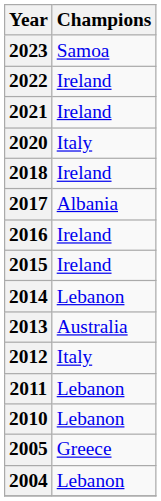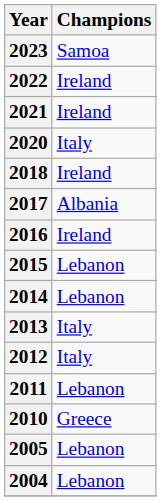(84, 265) Ireland -> (91, 265) Lebanon
(92, 326) Australia -> (74, 326) Italy
(91, 419) Lebanon -> (84, 419) Greece
(84, 449) Greece -> (91, 449) Lebanon
